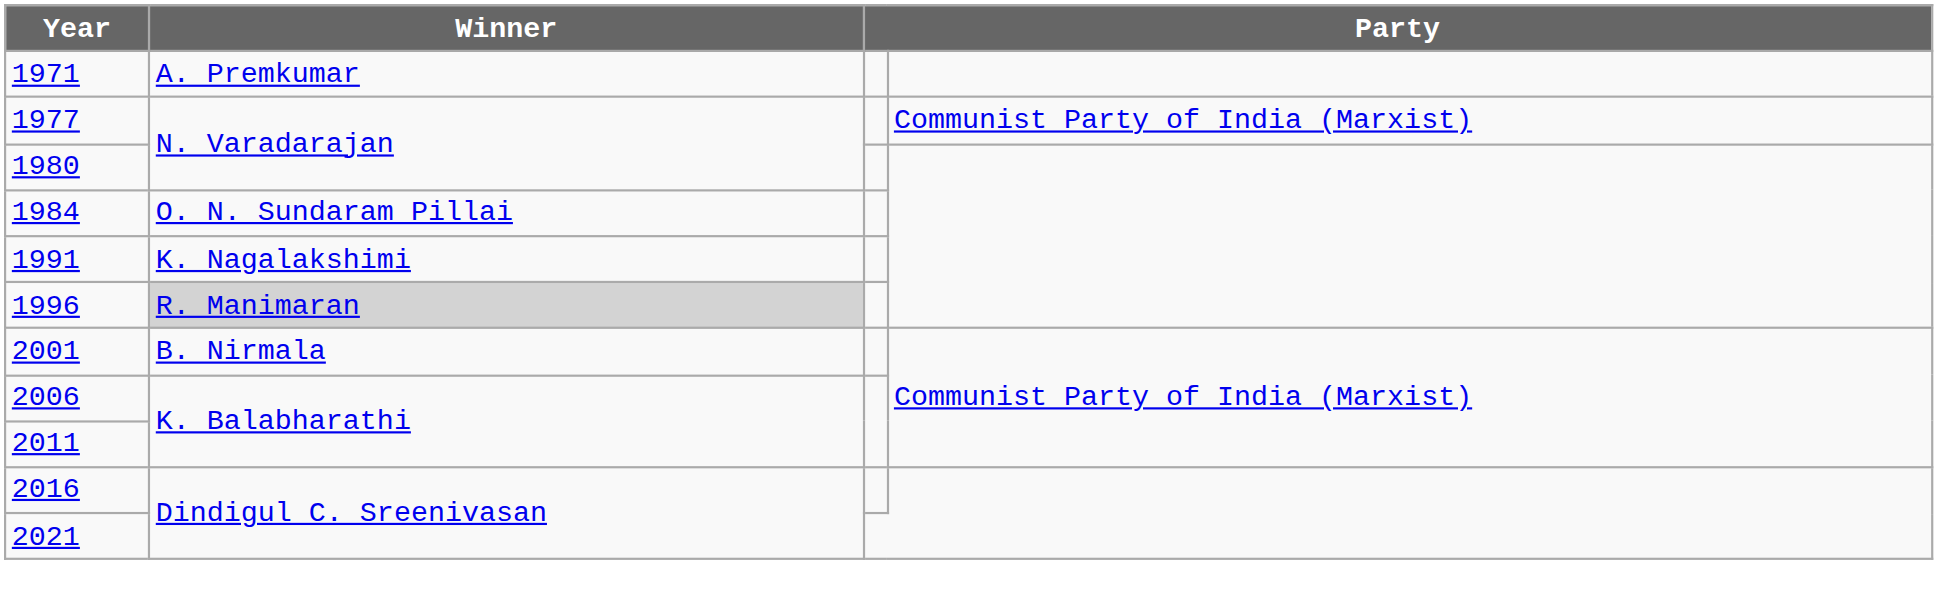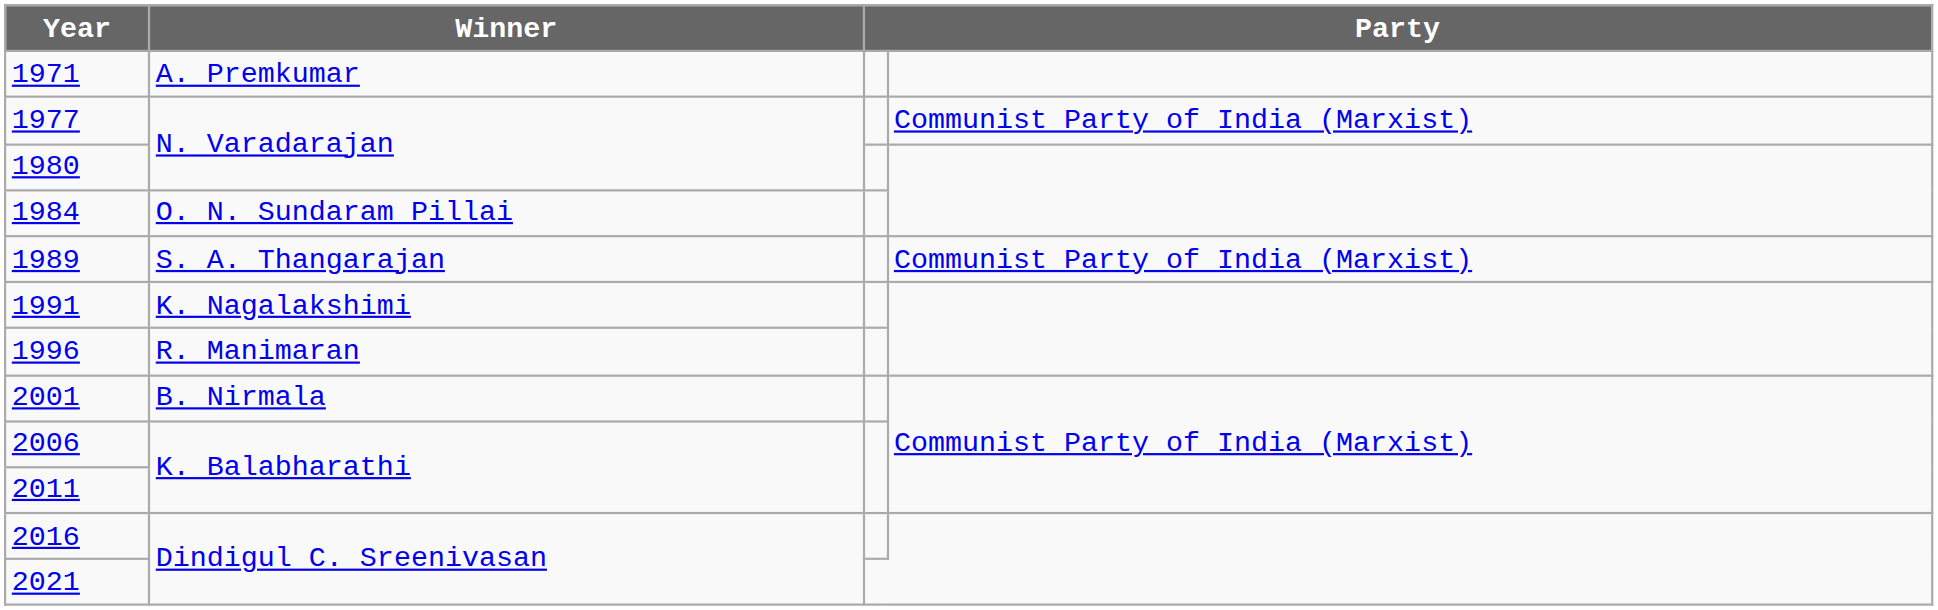+ row: (46, 259)
(258, 305) lightgrey background -> (258, 352) no background
